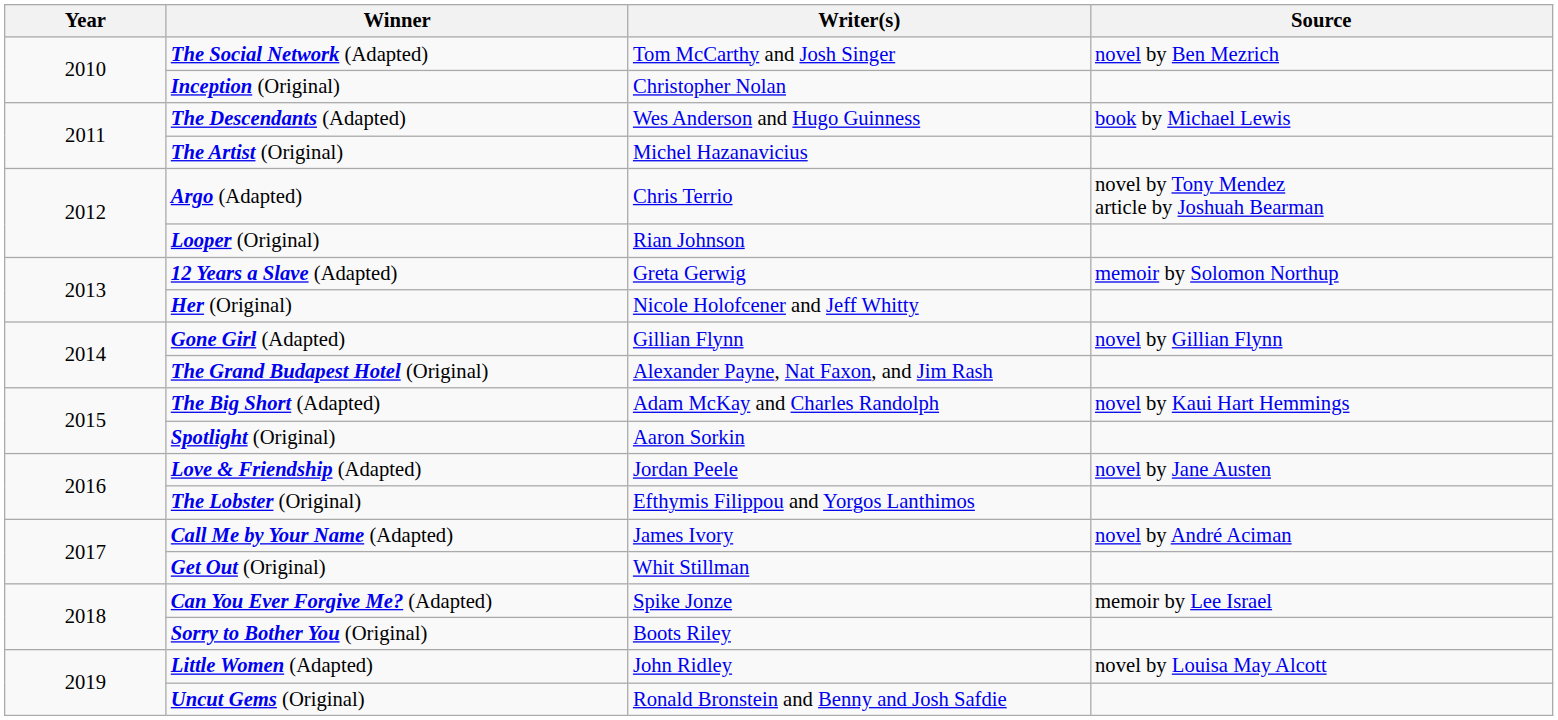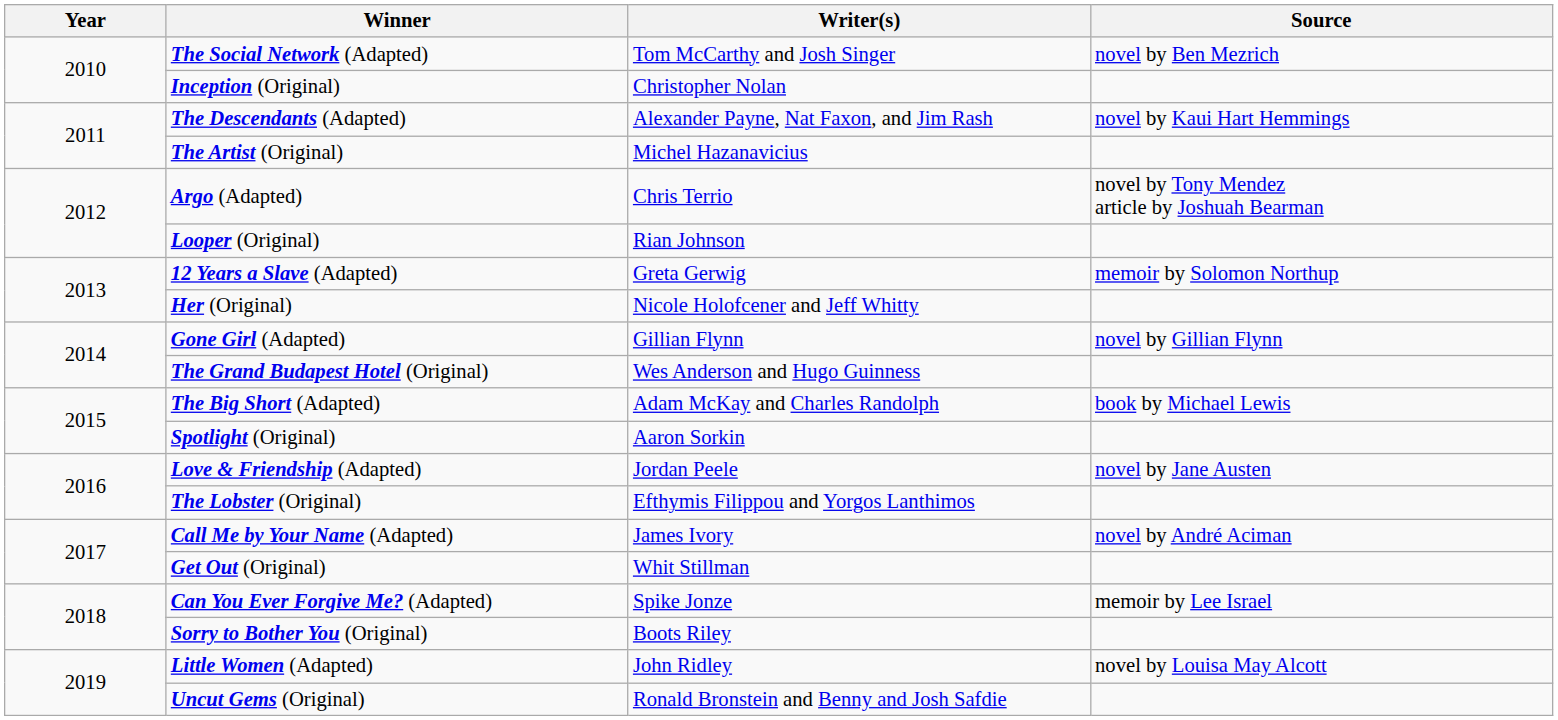(777, 119) Wes Anderson and Hugo Guinness -> (813, 119) Alexander Payne, Nat Faxon, and Jim Rash
(1193, 119) book by Michael Lewis -> (1222, 119) novel by Kaui Hart Hemmings
(813, 371) Alexander Payne, Nat Faxon, and Jim Rash -> (777, 371) Wes Anderson and Hugo Guinness
(1222, 404) novel by Kaui Hart Hemmings -> (1193, 404) book by Michael Lewis
